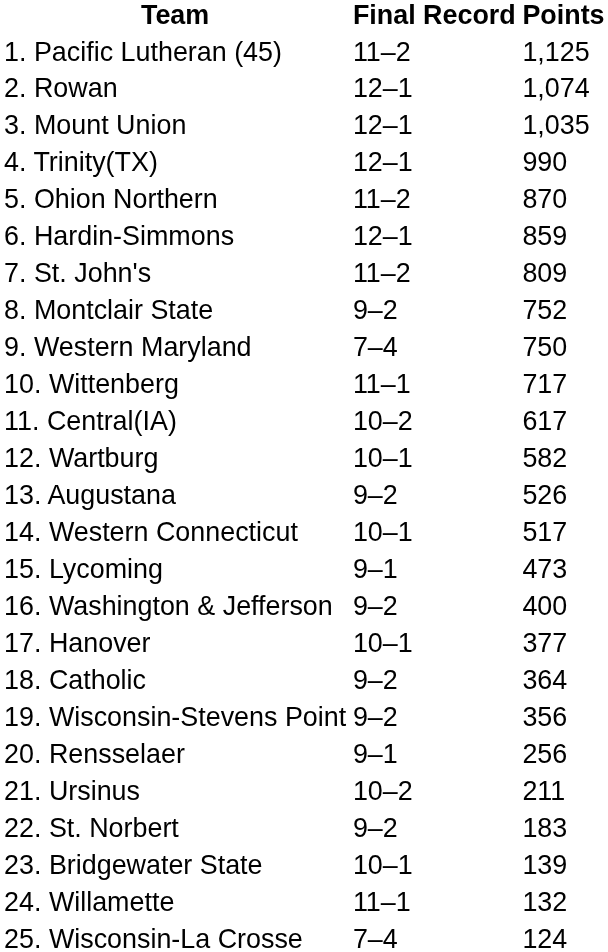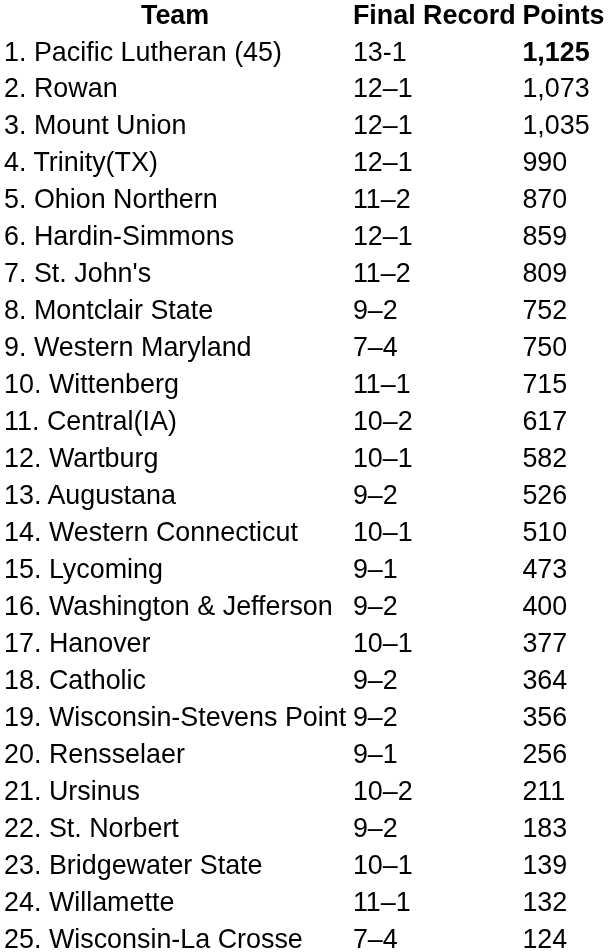(382, 51) 11–2 -> (380, 51) 13-1
(556, 51) normal -> (556, 51) bold
(556, 88) 1,074 -> (556, 88) 1,073
(545, 384) 717 -> (545, 384) 715
(545, 532) 517 -> (545, 532) 510
